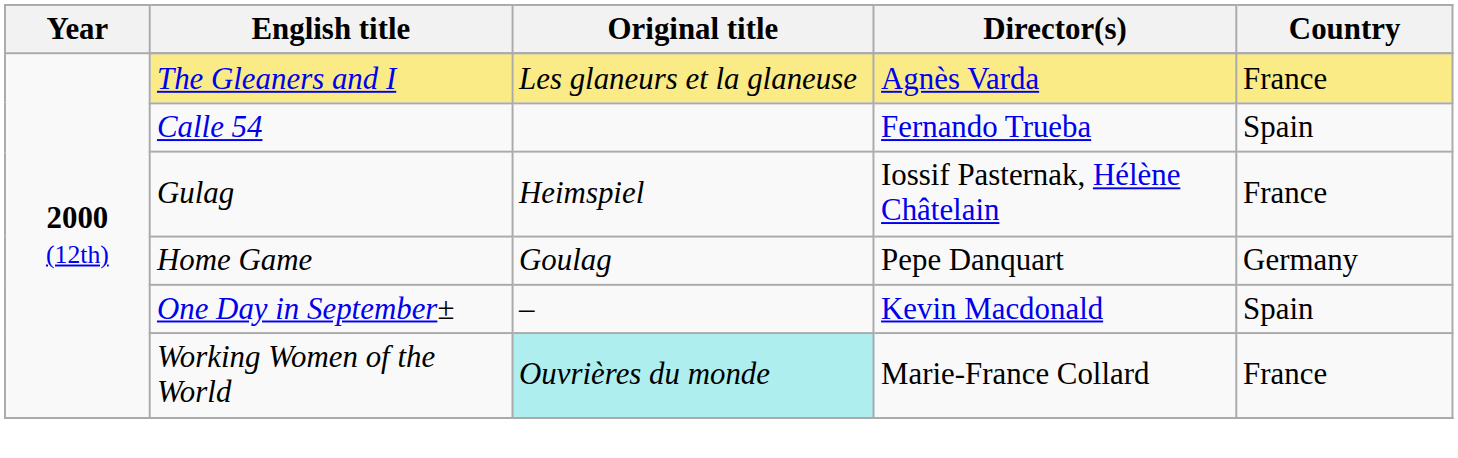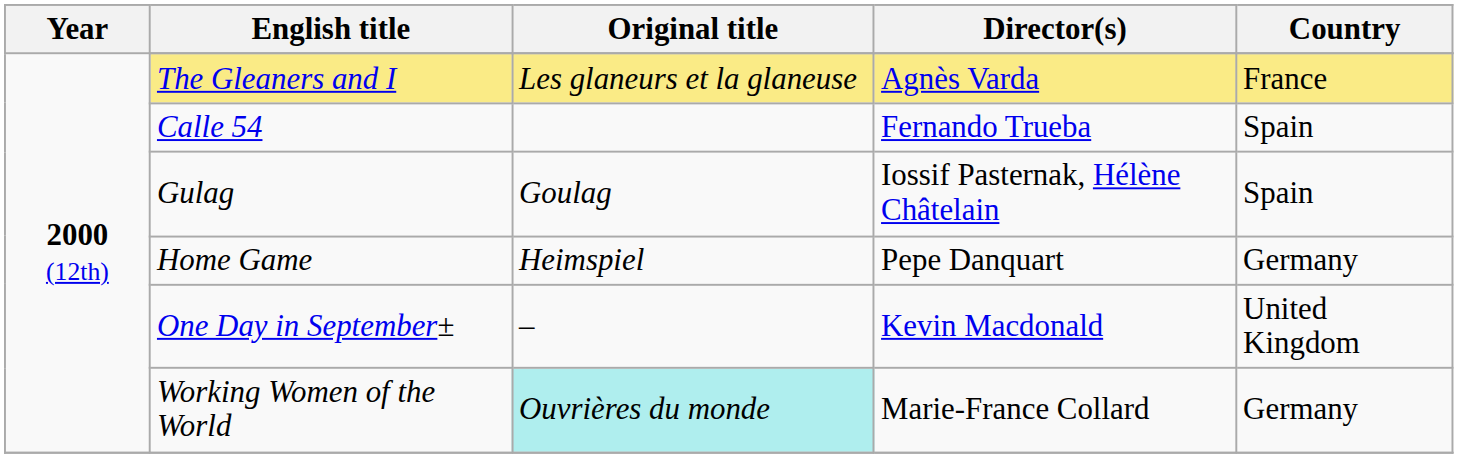(582, 193) Heimspiel -> (565, 193) Goulag
(1285, 193) France -> (1278, 193) Spain
(565, 259) Goulag -> (582, 259) Heimspiel
(1278, 308) Spain -> (1301, 325) United Kingdom
(1285, 374) France -> (1301, 409) Germany
